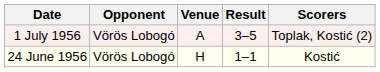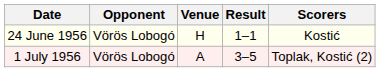rows swapped: (47, 56) <-> (47, 35)
